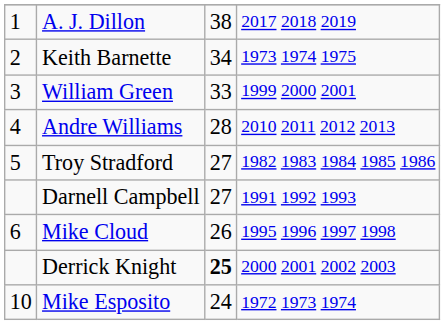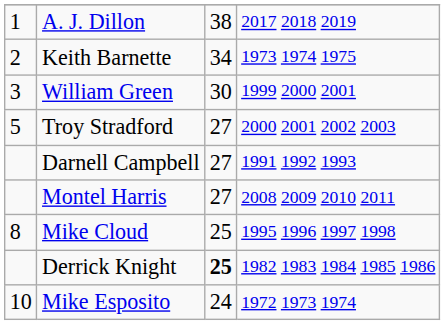(221, 92) 33 -> (221, 92) 30
- row: (112, 127)
(338, 162) 1982 1983 1984 1985 1986 -> (318, 127) 2000 2001 2002 2003
+ row: (104, 197)
(15, 232) 6 -> (15, 232) 8
(221, 232) 26 -> (221, 232) 25
(318, 267) 2000 2001 2002 2003 -> (338, 267) 1982 1983 1984 1985 1986
